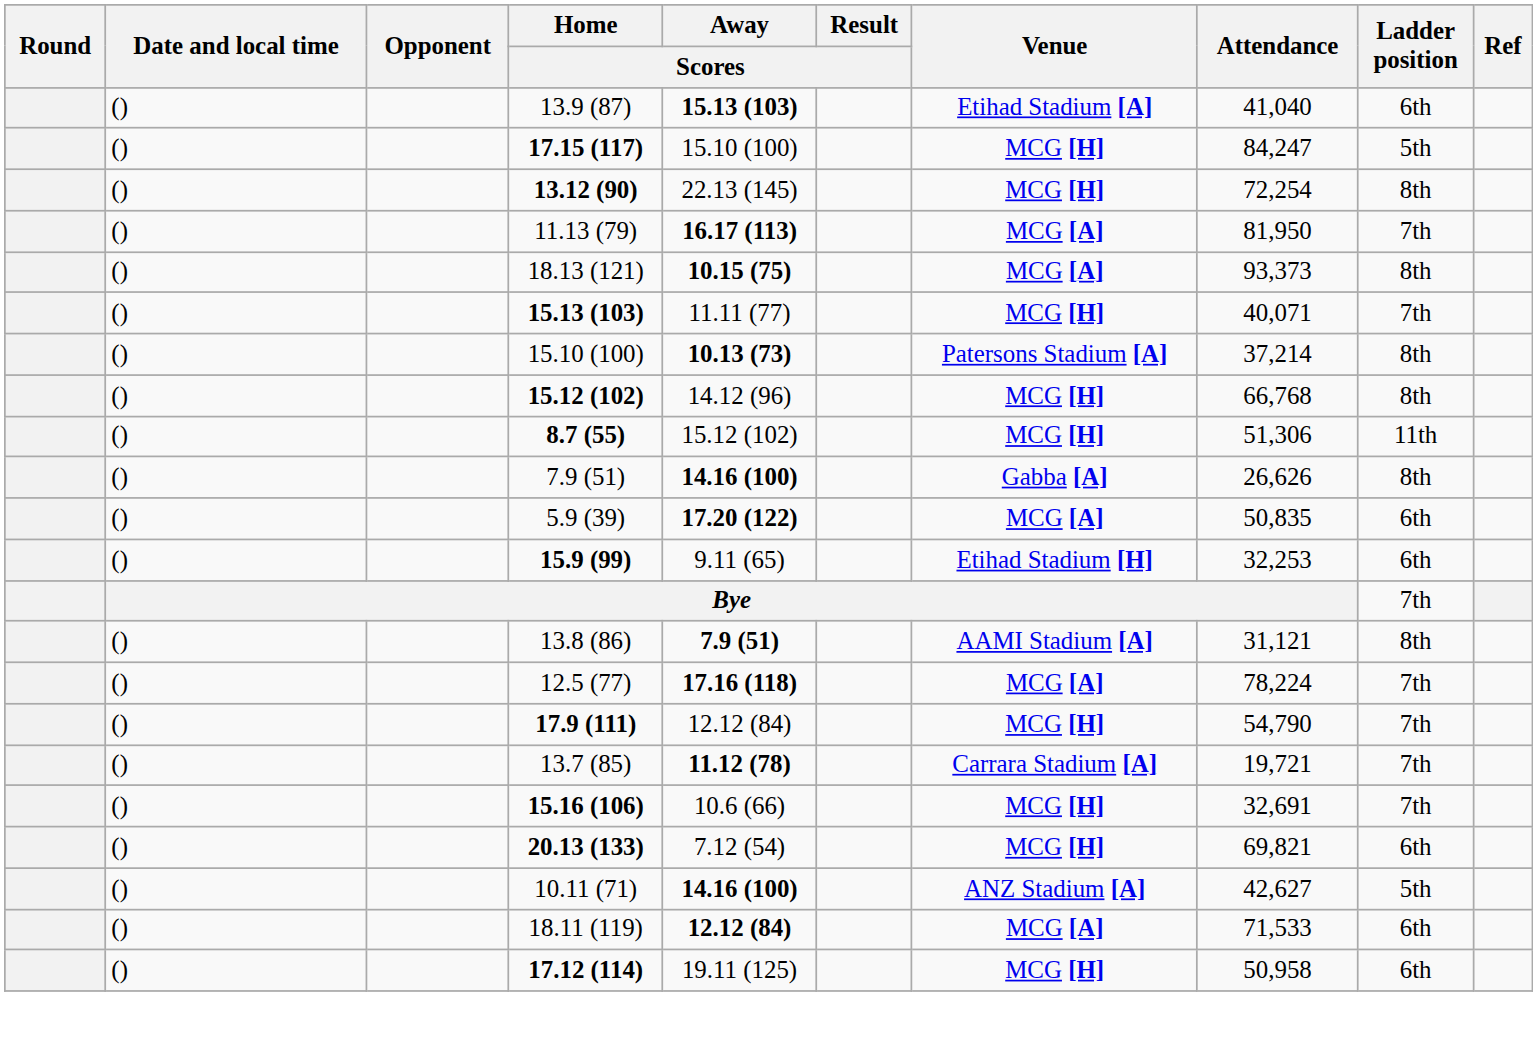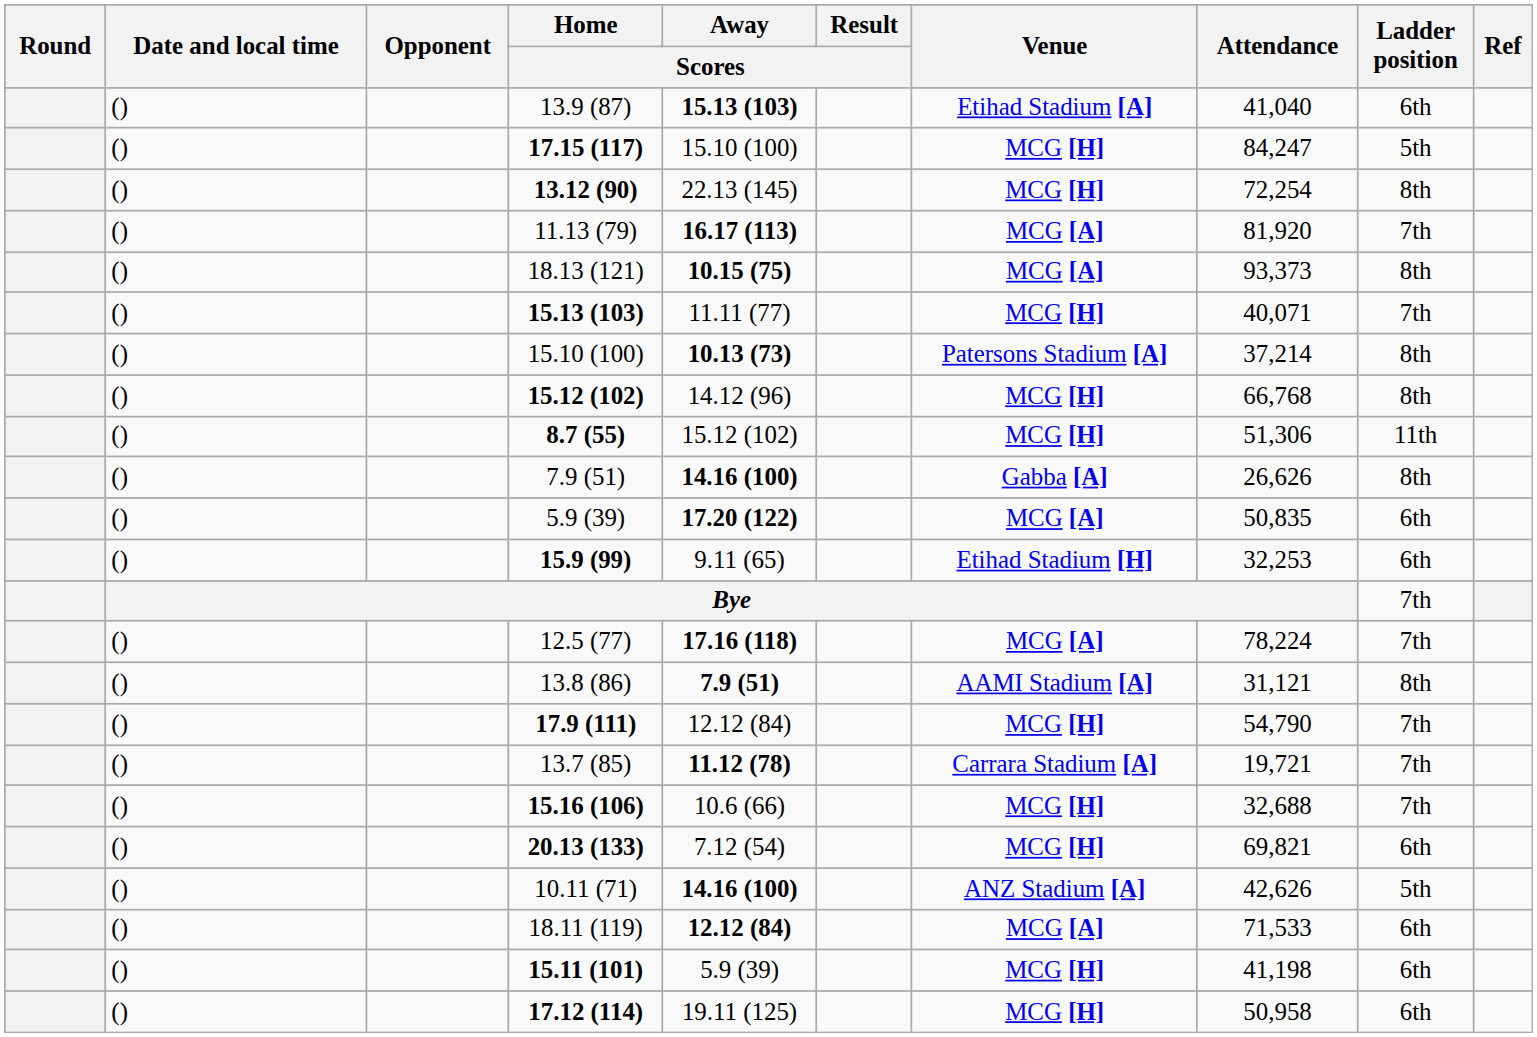(1278, 230) 81,950 -> (1278, 230) 81,920
rows swapped: (586, 641) <-> (586, 682)
(1278, 806) 32,691 -> (1278, 806) 32,688
(1278, 888) 42,627 -> (1278, 888) 42,626
+ row: (586, 970)
